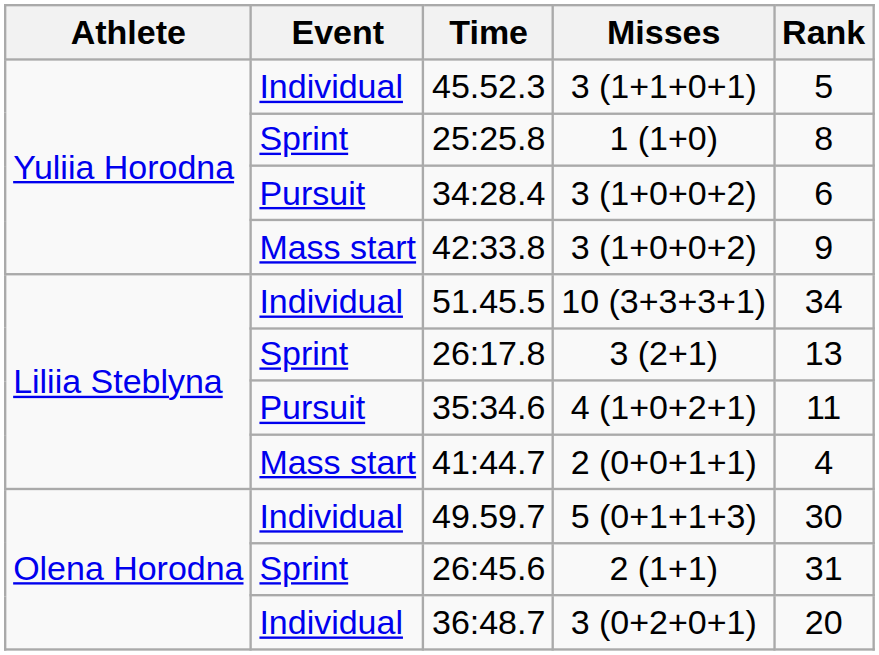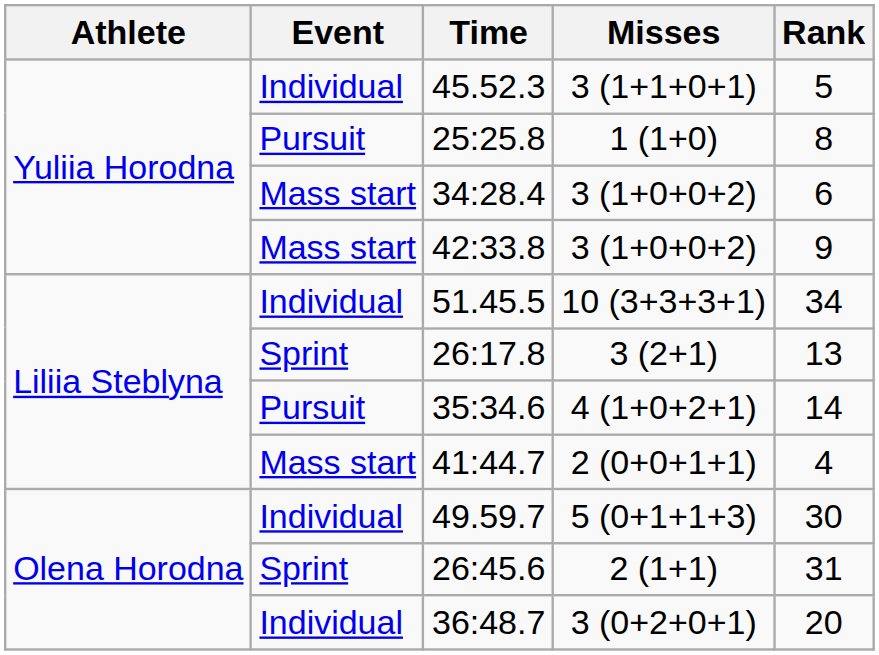(304, 140) Sprint -> (312, 140) Pursuit
(312, 193) Pursuit -> (338, 193) Mass start
(824, 408) 11 -> (824, 408) 14
